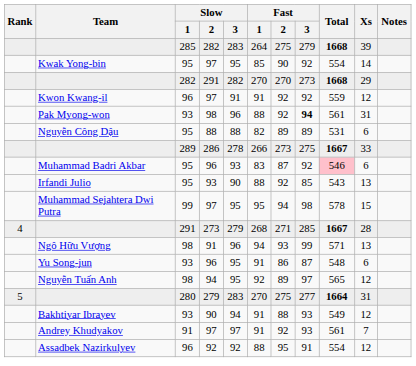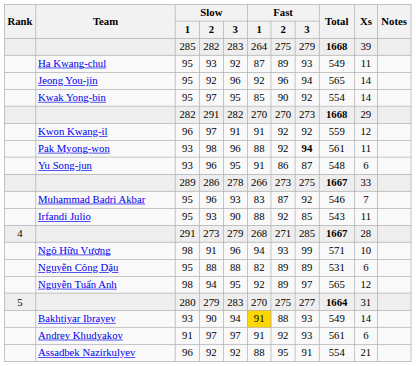+ row: (72, 64)
+ row: (68, 81)
(366, 115) 31 -> (366, 149) 11
rows swapped: (65, 263) <-> (78, 132)
(337, 166) pink background -> (337, 200) no background
(366, 166) 6 -> (366, 200) 7
(366, 183) 13 -> (366, 217) 11
- row: (96, 206)
(366, 246) 13 -> (366, 251) 10
(259, 314) no background -> (259, 319) gold background
(366, 314) 12 -> (366, 319) 14
(366, 331) 7 -> (366, 336) 6
(366, 348) 12 -> (366, 353) 21
